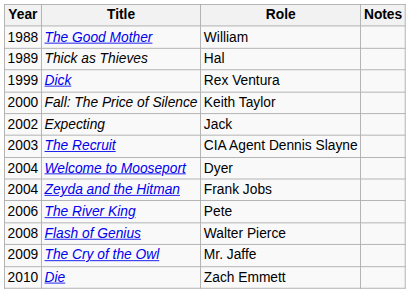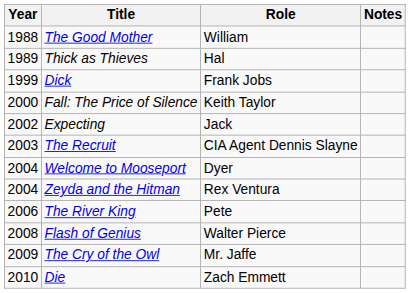(242, 80) Rex Ventura -> (238, 80) Frank Jobs
(238, 189) Frank Jobs -> (242, 189) Rex Ventura
